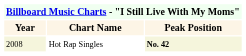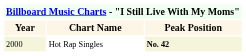(14, 44) 2008 -> (14, 44) 2000
